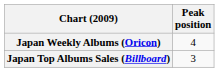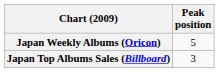(193, 42) 4 -> (193, 42) 5
